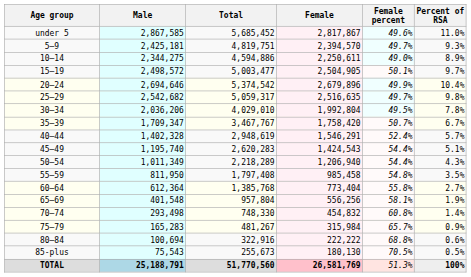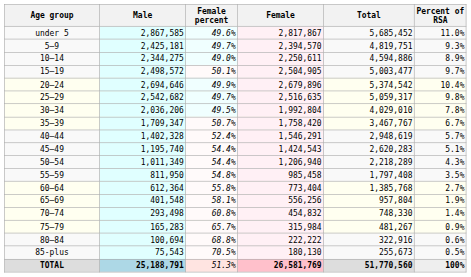columns swapped: (388, 15) <-> (231, 15)
